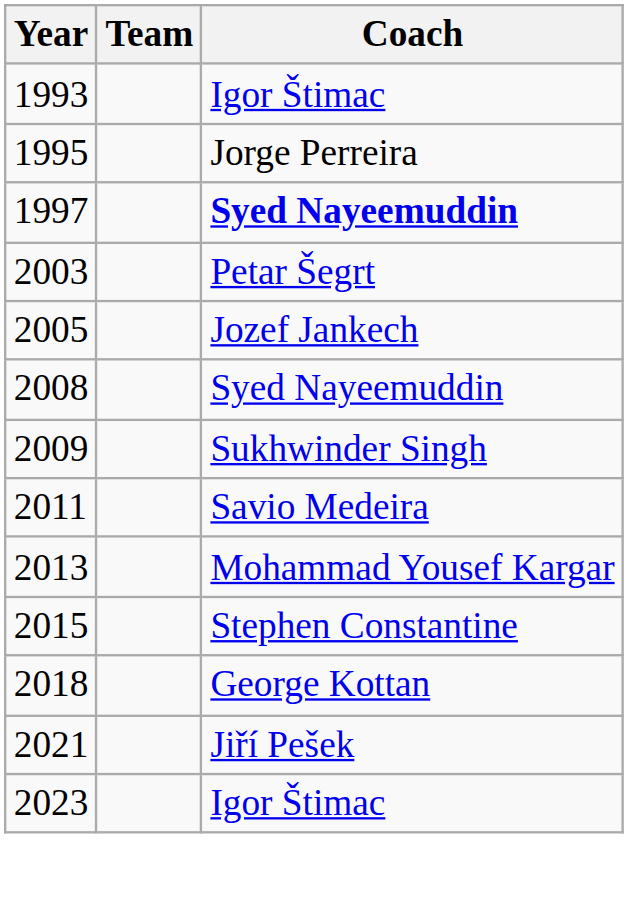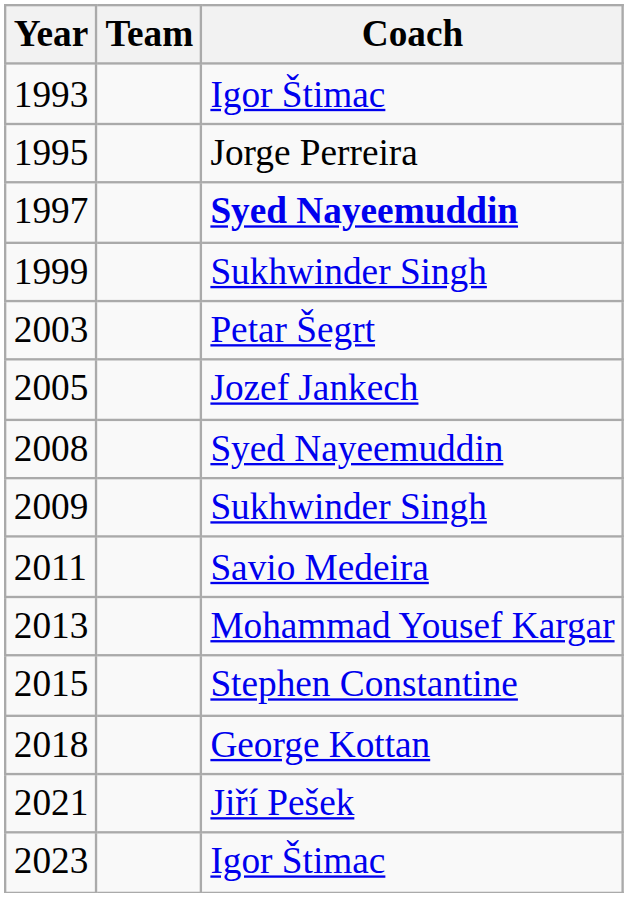+ row: (51, 270)
